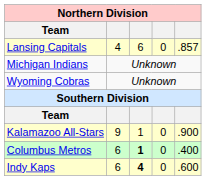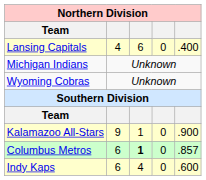(188, 47) .857 -> (188, 47) .400
(188, 150) .400 -> (188, 150) .857
(141, 167) bold -> (141, 167) normal
